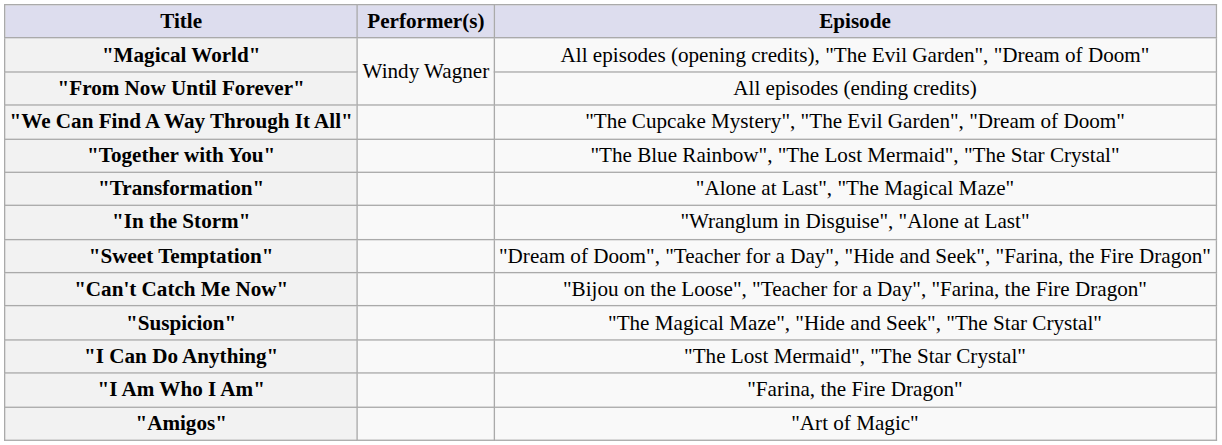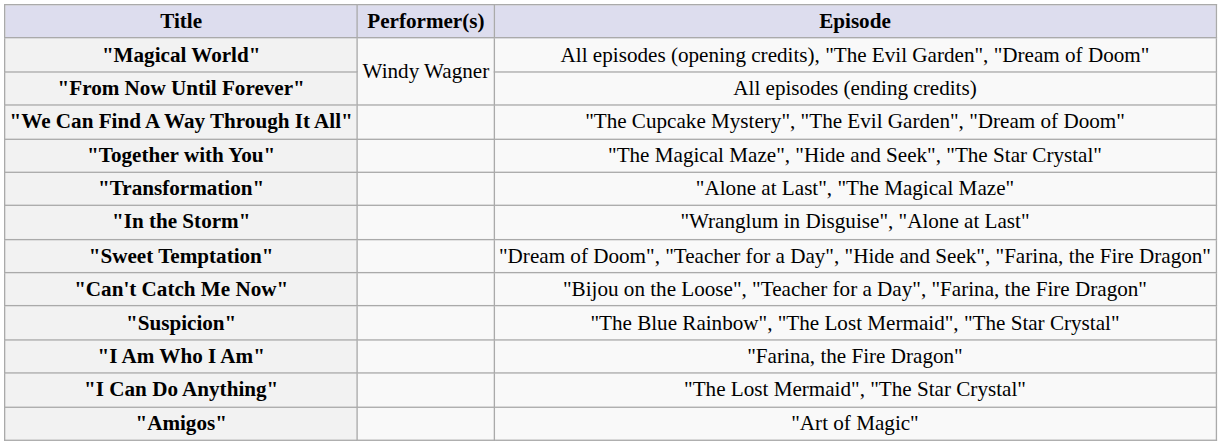(855, 155) "The Blue Rainbow", "The Lost Mermaid", "The Star Crystal" -> (855, 155) "The Magical Maze", "Hide and Seek", "The Star Crystal"
(855, 322) "The Magical Maze", "Hide and Seek", "The Star Crystal" -> (855, 322) "The Blue Rainbow", "The Lost Mermaid", "The Star Crystal"
rows swapped: (181, 356) <-> (181, 389)
